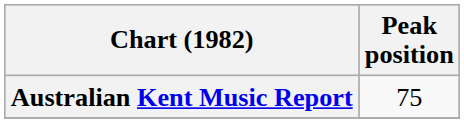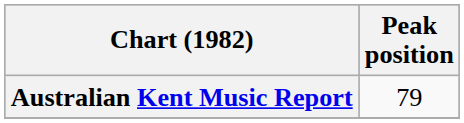(409, 96) 75 -> (409, 96) 79
